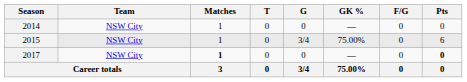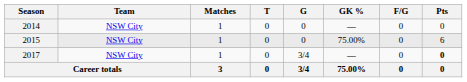(304, 41) 3/4 -> (304, 41) 0
(220, 55) bold -> (220, 55) normal
(304, 55) 0 -> (304, 55) 3/4
